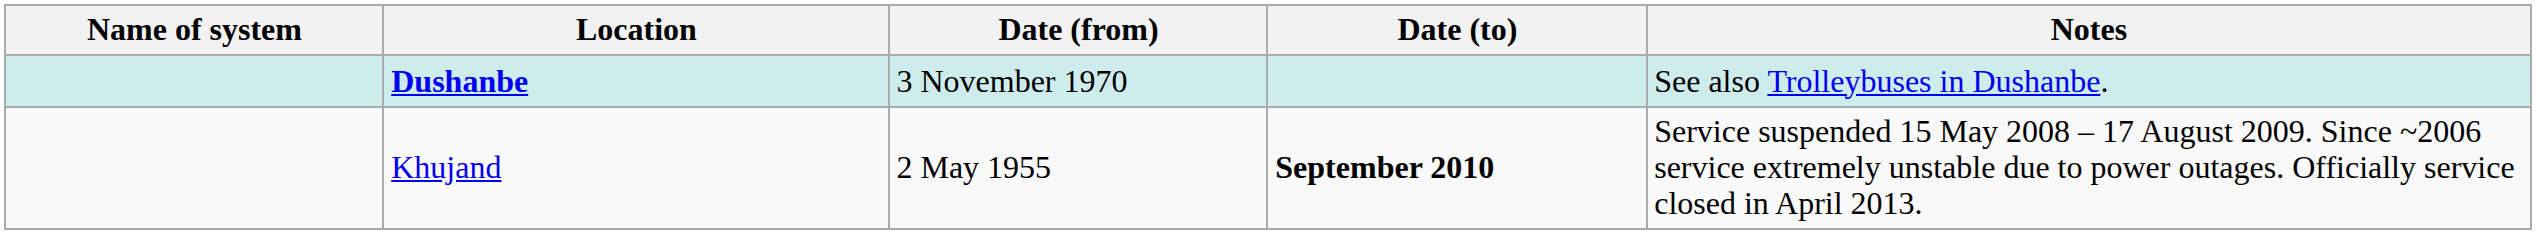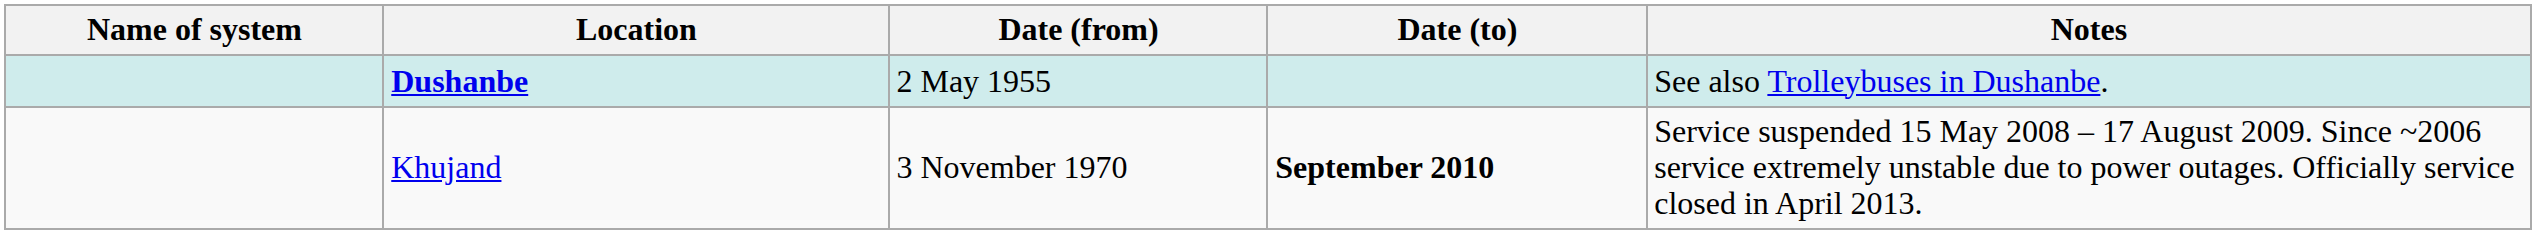(1012, 80) 3 November 1970 -> (974, 80) 2 May 1955
(974, 167) 2 May 1955 -> (1012, 167) 3 November 1970
